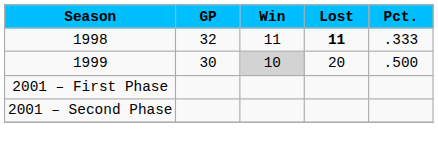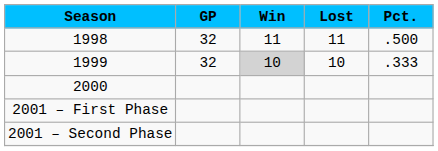(337, 40) bold -> (337, 40) normal
(401, 40) .333 -> (401, 40) .500
(208, 63) 30 -> (208, 63) 32
(337, 63) 20 -> (337, 63) 10
(401, 63) .500 -> (401, 63) .333
+ row: (90, 87)
